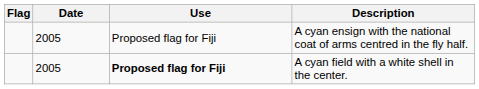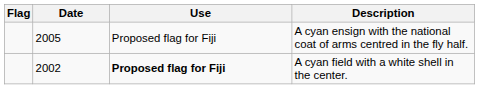(48, 68) 2005 -> (48, 68) 2002
